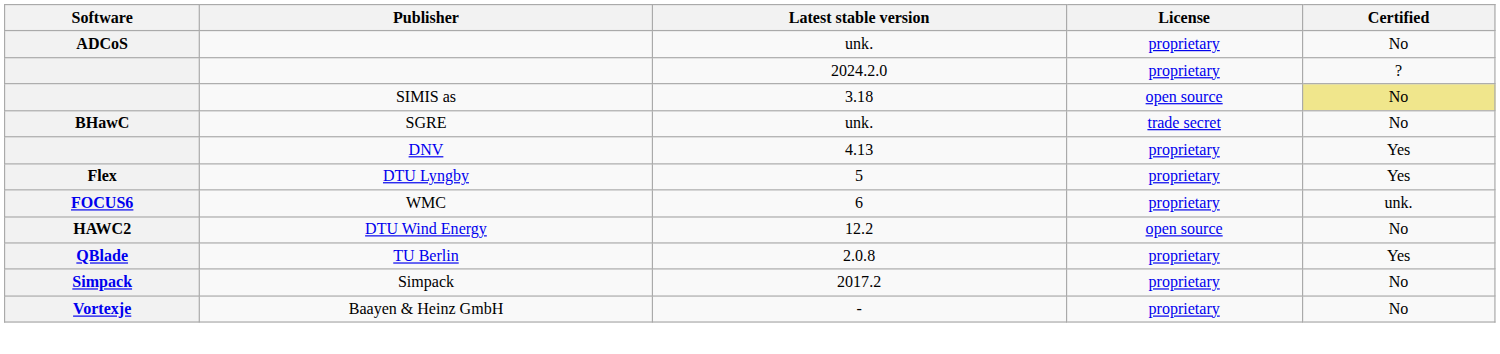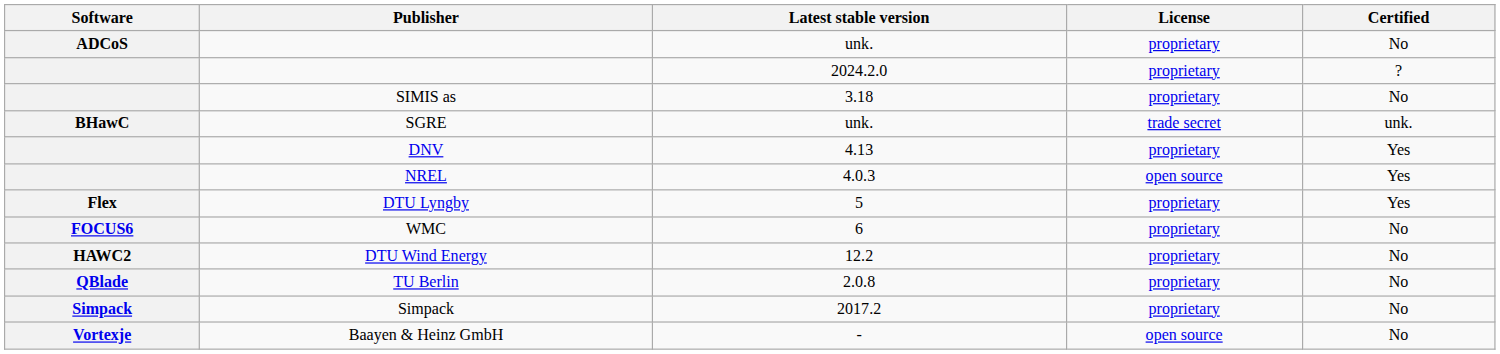(1184, 96) open source -> (1184, 96) proprietary
(1399, 96) khaki background -> (1399, 96) no background
(1399, 123) No -> (1399, 123) unk.
+ row: (426, 176)
(1399, 202) unk. -> (1399, 229) No
(1184, 229) open source -> (1184, 255) proprietary
(1399, 255) Yes -> (1399, 282) No
(1184, 308) proprietary -> (1184, 335) open source
